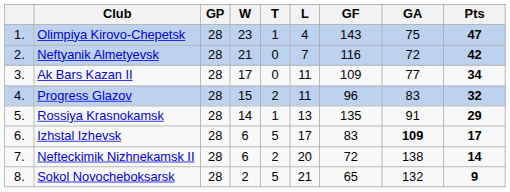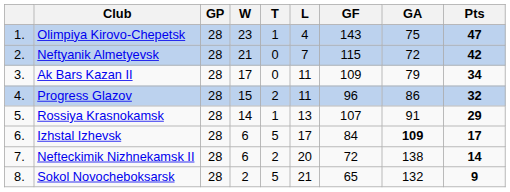(351, 55) 116 -> (351, 55) 115
(413, 75) 77 -> (413, 75) 79
(413, 95) 83 -> (413, 95) 86
(351, 116) 135 -> (351, 116) 107
(351, 136) 83 -> (351, 136) 84
